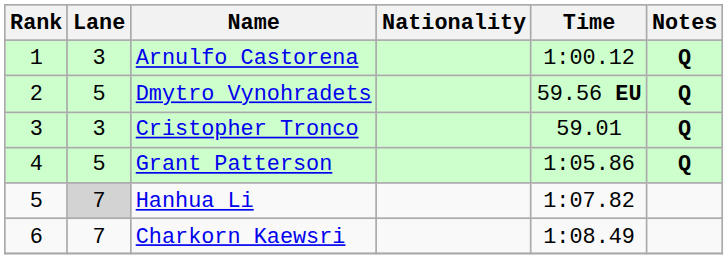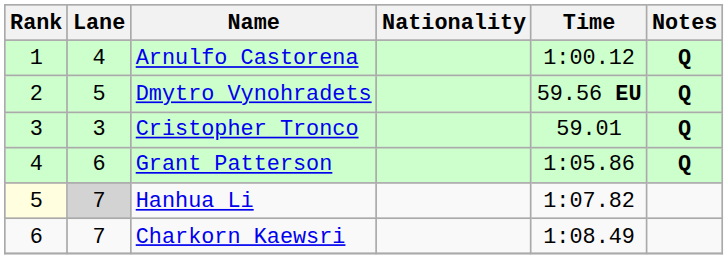(99, 58) 3 -> (99, 58) 4
(99, 165) 5 -> (99, 165) 6
(36, 201) no background -> (36, 201) lightyellow background
